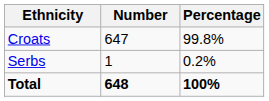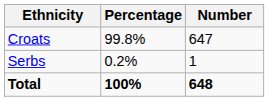columns swapped: (140, 15) <-> (222, 15)
